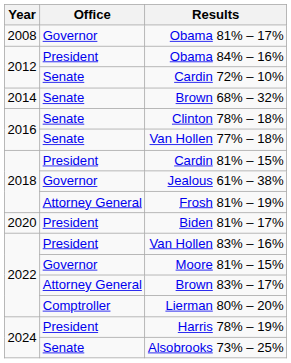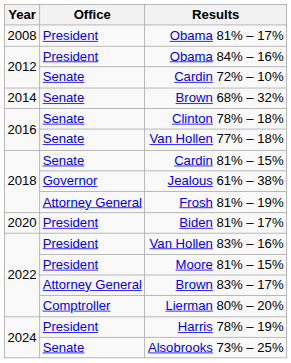(70, 35) Governor -> (70, 35) President
(70, 160) President -> (63, 160) Senate
(70, 264) Governor -> (70, 264) President
